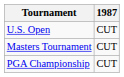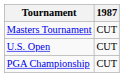rows swapped: (49, 47) <-> (28, 30)
